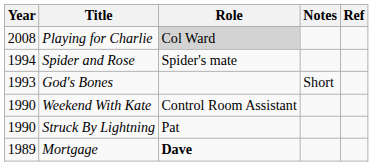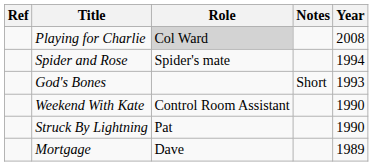columns swapped: (22, 15) <-> (354, 15)
(177, 149) bold -> (169, 149) normal
